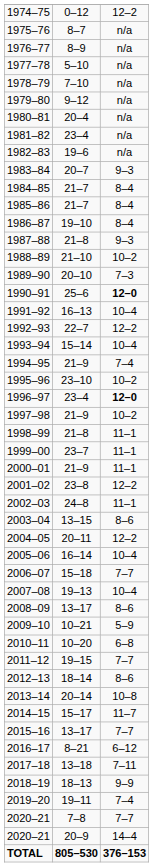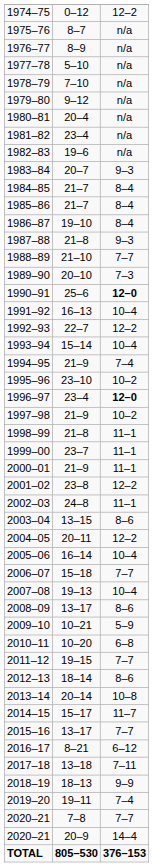(125, 258) 10–2 -> (125, 258) 7–7
